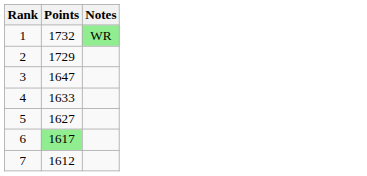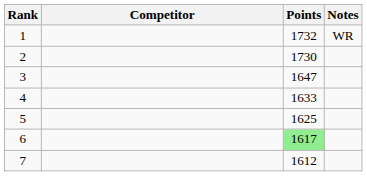+ column: (162, 14)
(101, 35) lightgreen background -> (343, 35) no background
(62, 56) 1729 -> (304, 56) 1730
(62, 118) 1627 -> (304, 118) 1625
